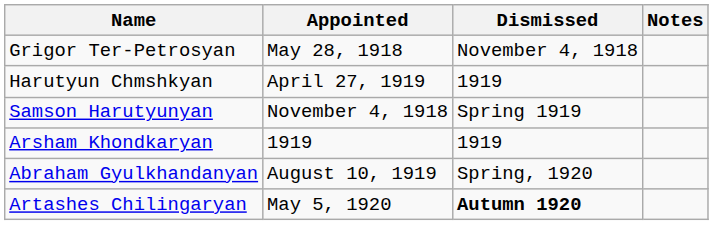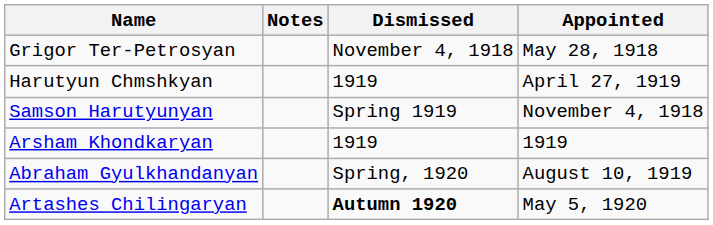columns swapped: (358, 20) <-> (675, 20)
